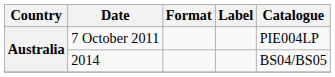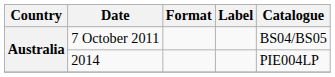(289, 38) PIE004LP -> (293, 38) BS04/BS05
(293, 60) BS04/BS05 -> (289, 60) PIE004LP
